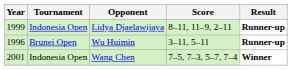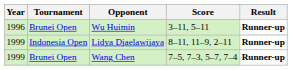rows swapped: (113, 42) <-> (128, 27)
(16, 58) 2001 -> (16, 58) 1999
(58, 58) Indonesia Open -> (53, 58) Brunei Open
(257, 58) Winner -> (263, 58) Runner-up
